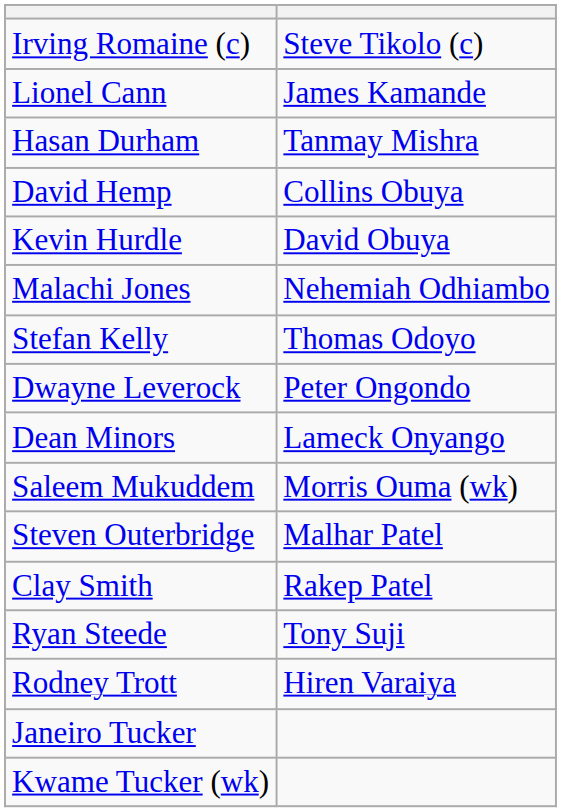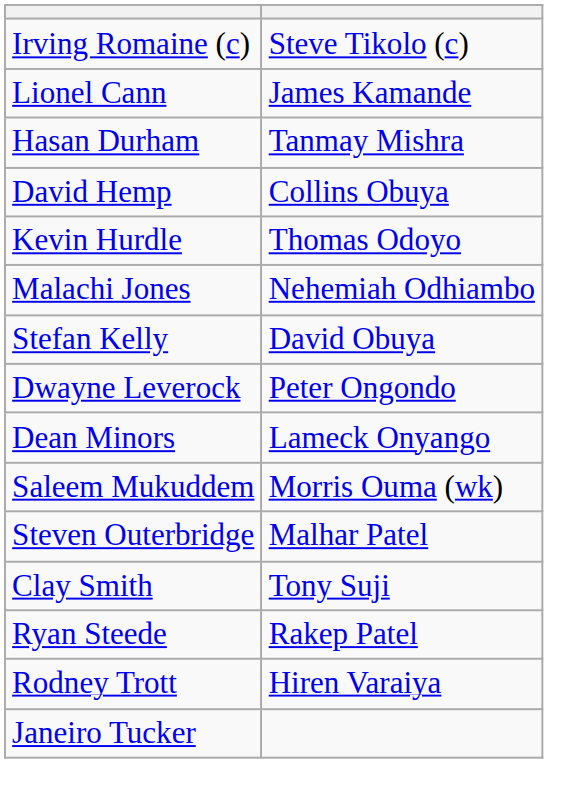(367, 240) David Obuya -> (365, 240) Thomas Odoyo
(379, 338) Thomas Odoyo -> (352, 338) David Obuya
(358, 584) Rakep Patel -> (329, 584) Tony Suji
(344, 634) Tony Suji -> (343, 634) Rakep Patel
- row: (141, 781)
